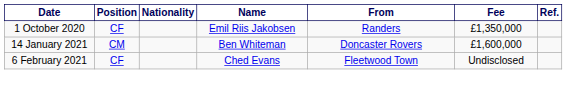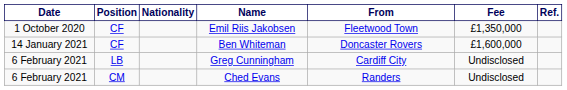(381, 29) Randers -> (381, 29) Fleetwood Town
(117, 45) CM -> (117, 45) CF
+ row: (252, 61)
(117, 61) CF -> (117, 77) CM
(381, 61) Fleetwood Town -> (381, 77) Randers
